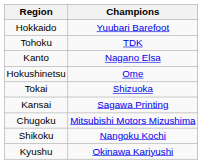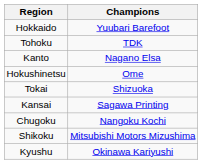(133, 120) Mitsubishi Motors Mizushima -> (133, 120) Nangoku Kochi
(133, 136) Nangoku Kochi -> (133, 136) Mitsubishi Motors Mizushima
